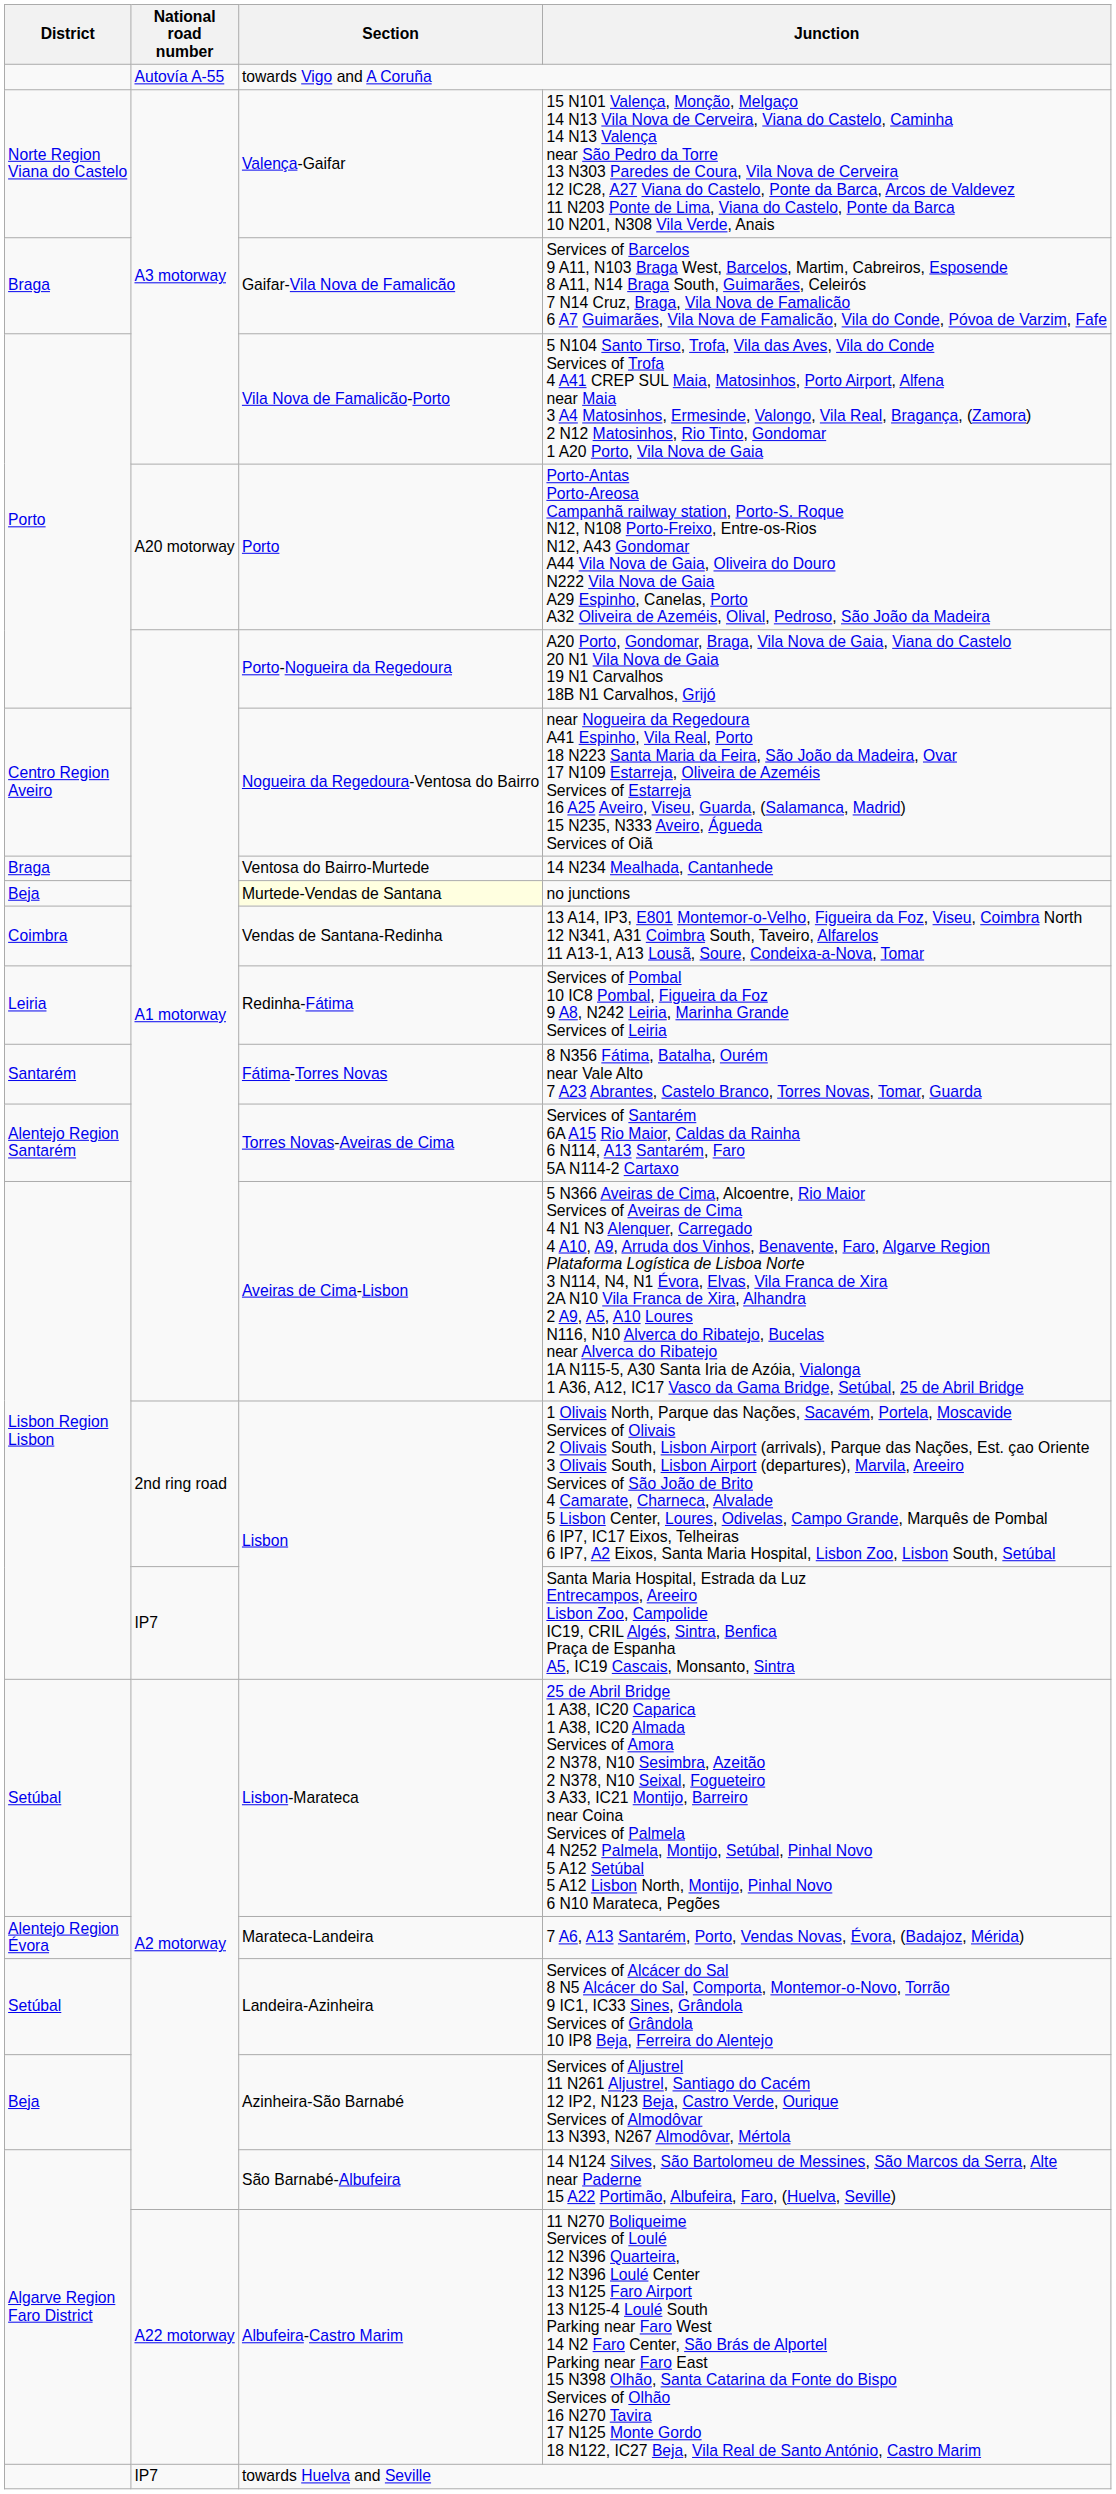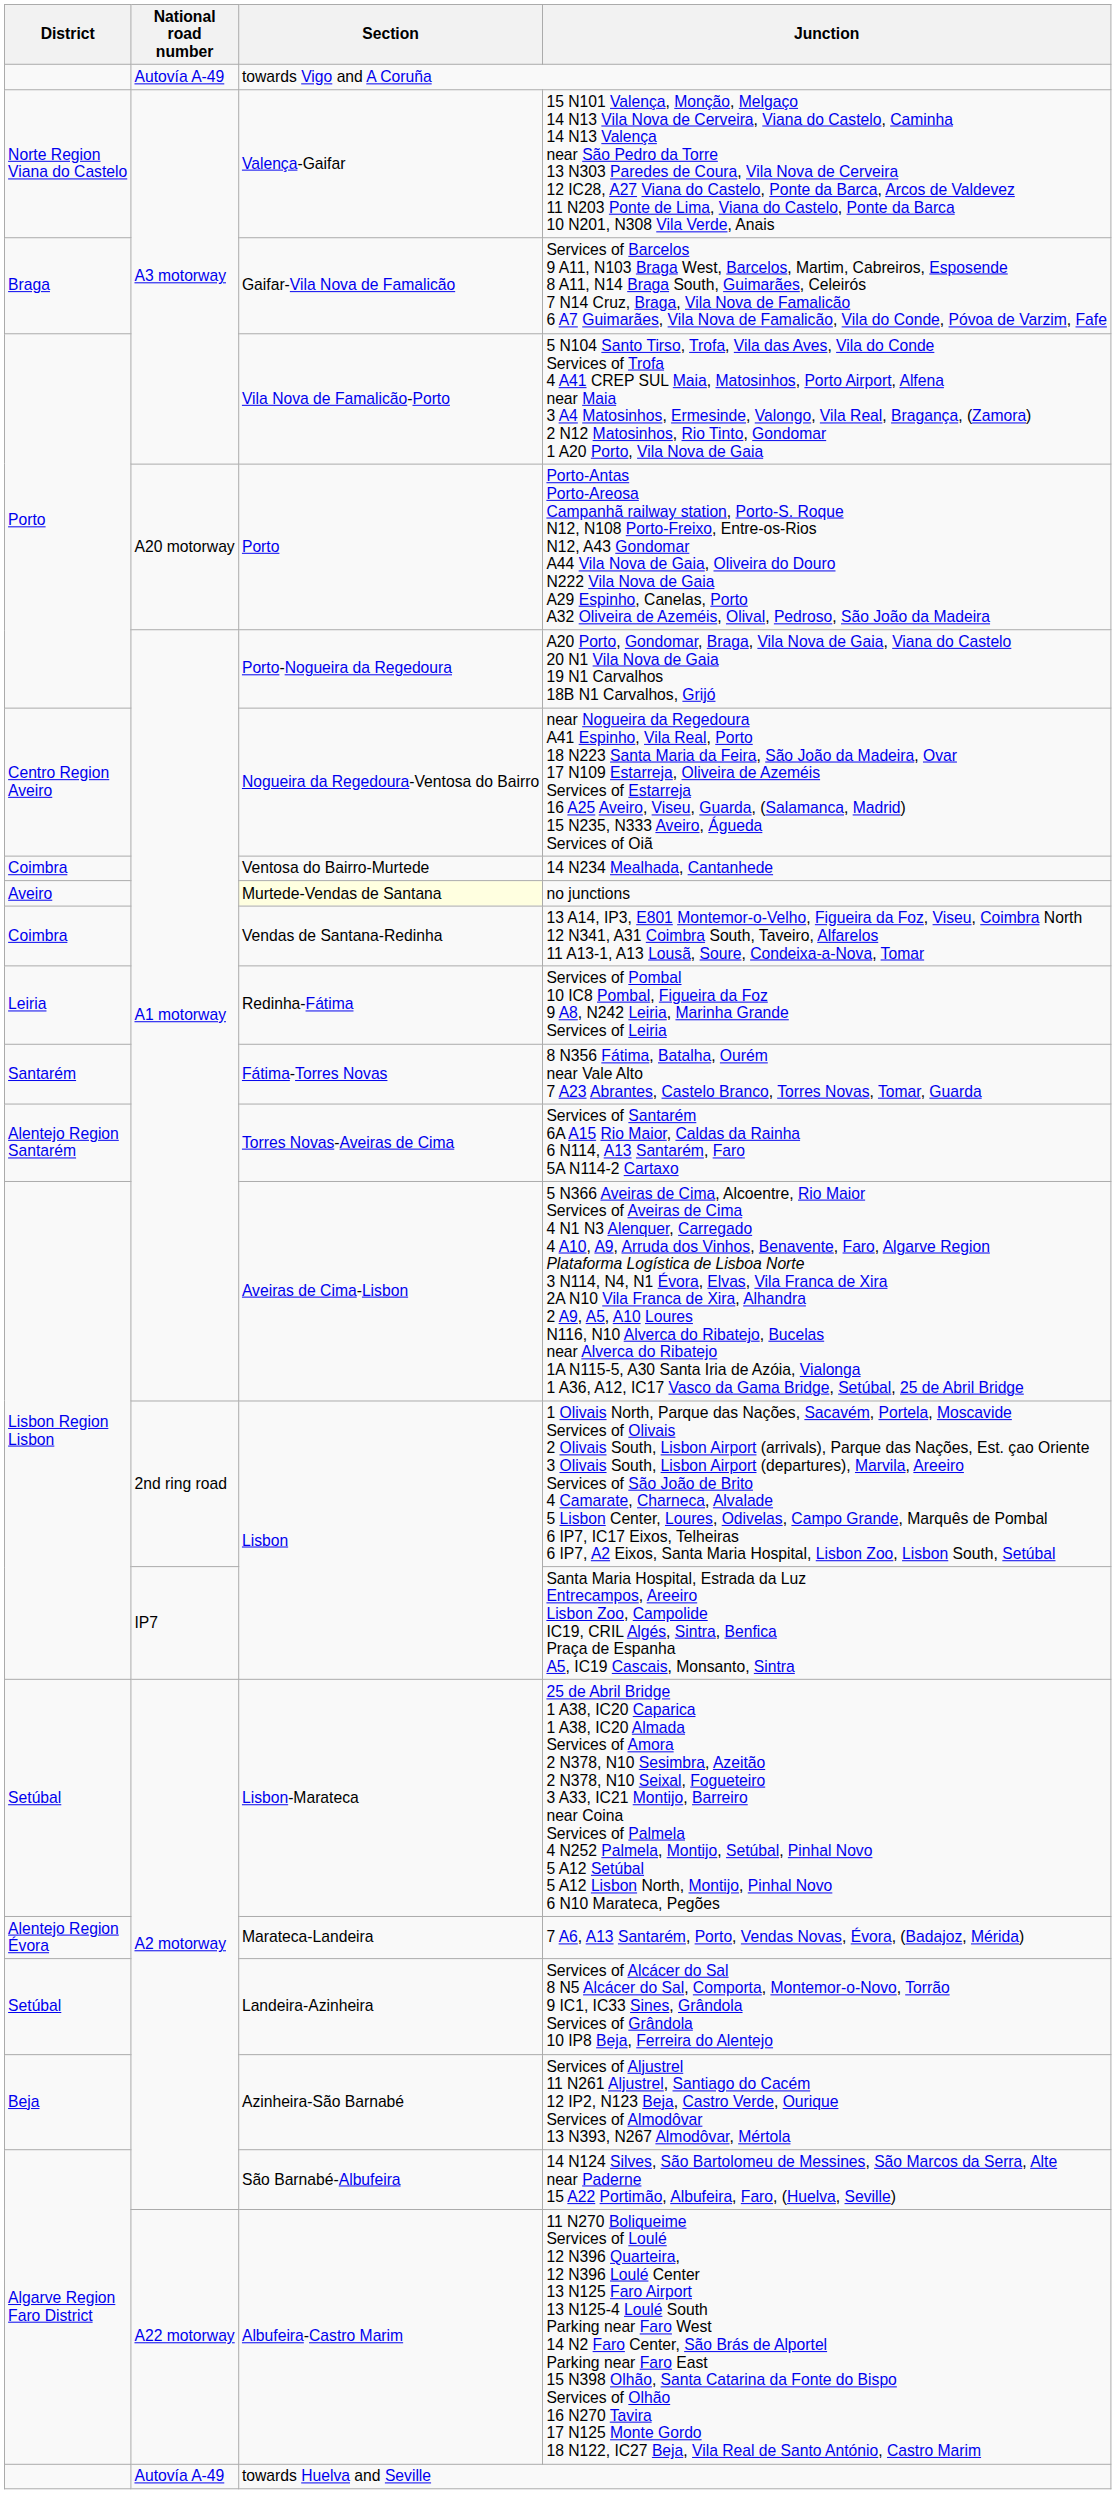(179, 77) Autovía A-55 -> (179, 77) Autovía A-49
(29, 868) Braga -> (38, 868) Coimbra
(24, 893) Beja -> (30, 893) Aveiro
(146, 2476) IP7 -> (179, 2476) Autovía A-49
